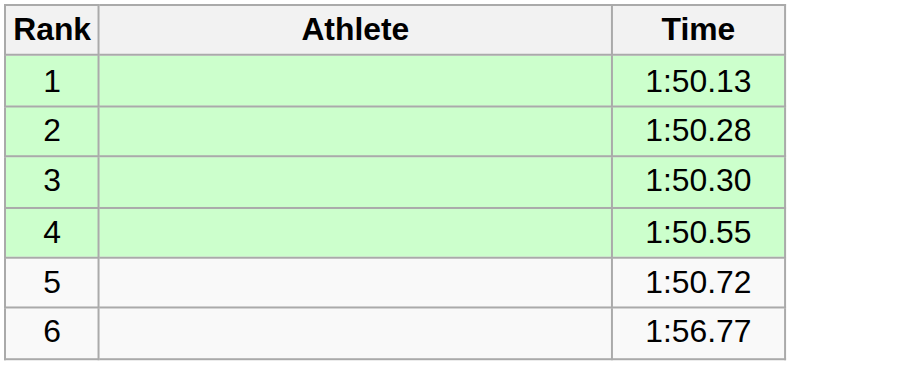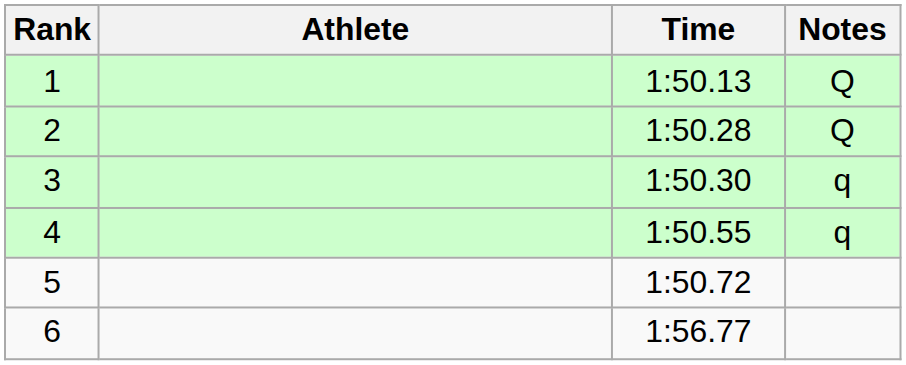+ column: (842, 29)
